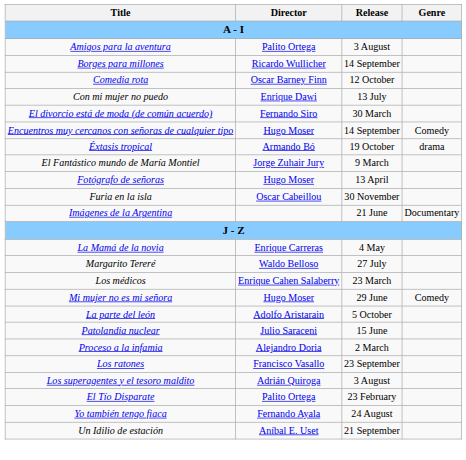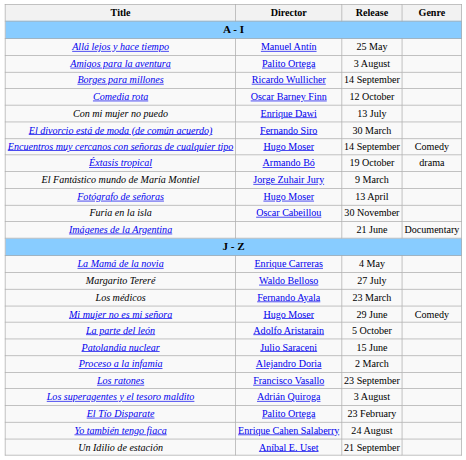+ row: (121, 47)
(289, 281) Enrique Cahen Salaberry -> (289, 298) Fernando Ayala
(289, 414) Fernando Ayala -> (289, 431) Enrique Cahen Salaberry
